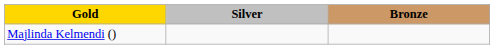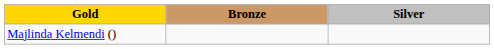columns swapped: (247, 14) <-> (409, 14)
